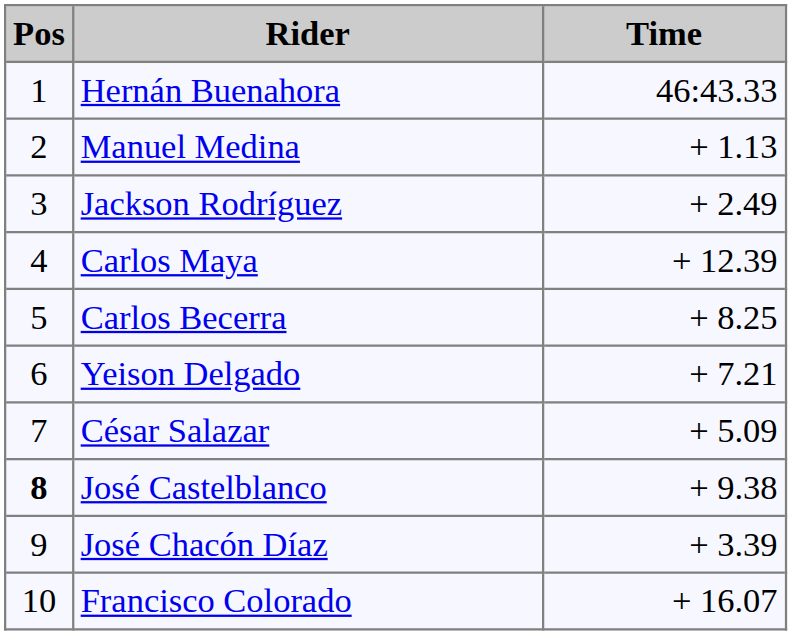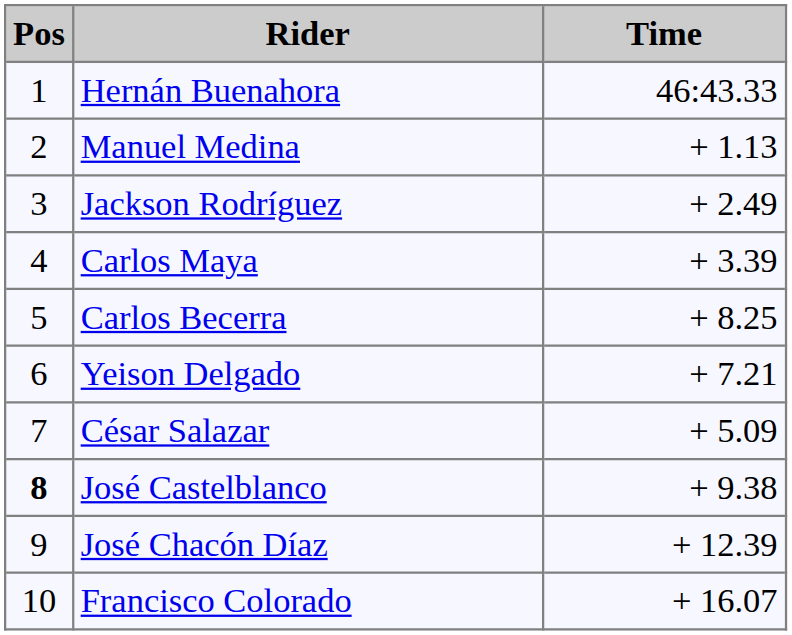(725, 259) + 12.39 -> (733, 259) + 3.39
(733, 543) + 3.39 -> (725, 543) + 12.39
